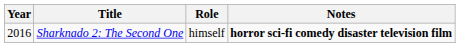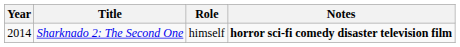(19, 33) 2016 -> (19, 33) 2014
